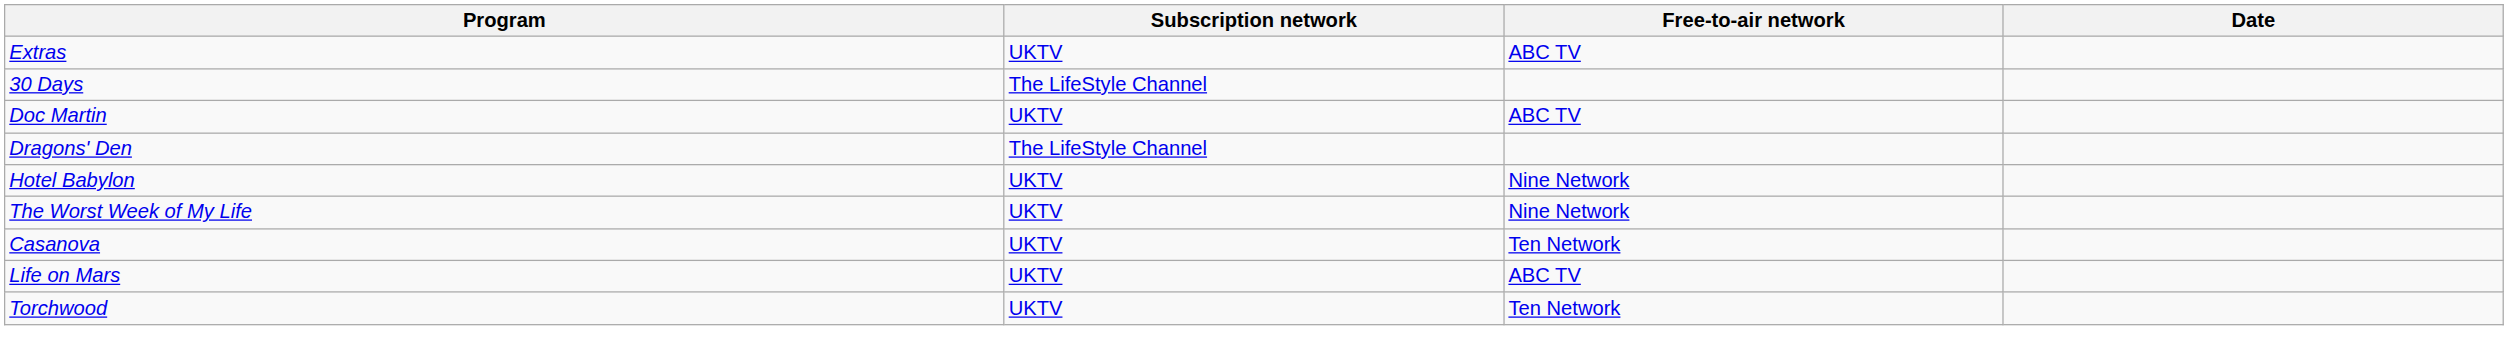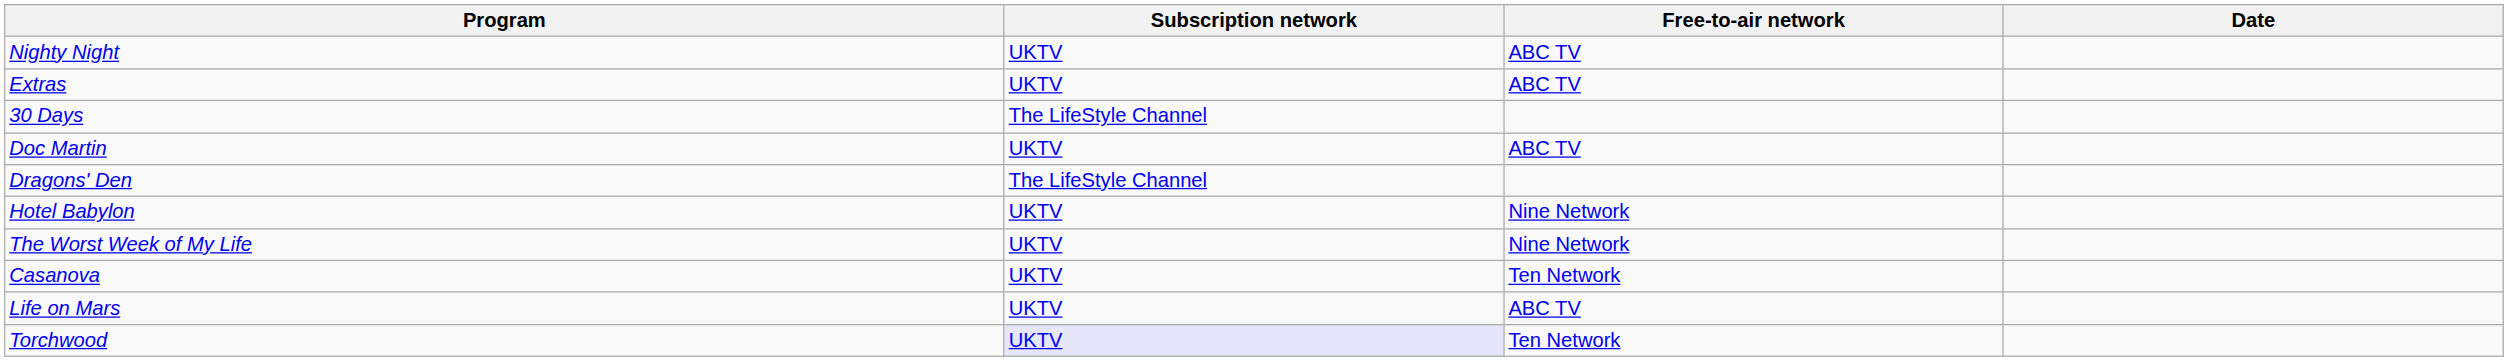+ row: (64, 52)
(1036, 308) no background -> (1036, 340) lavender background
